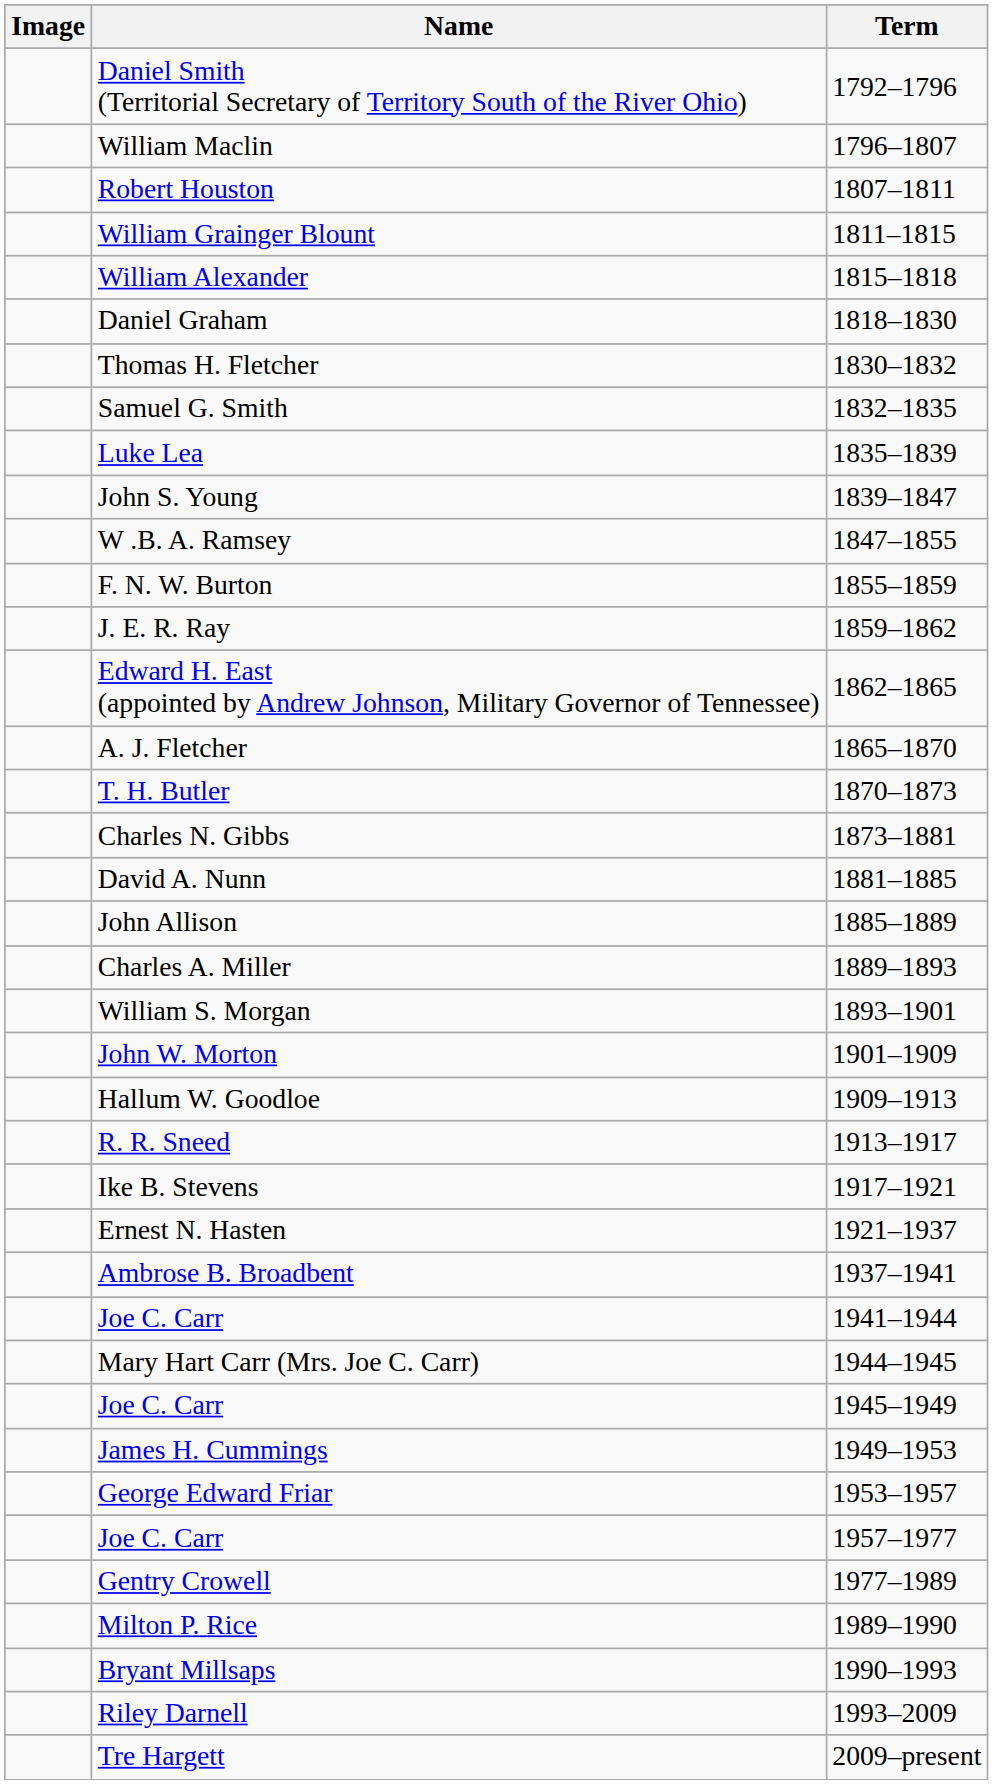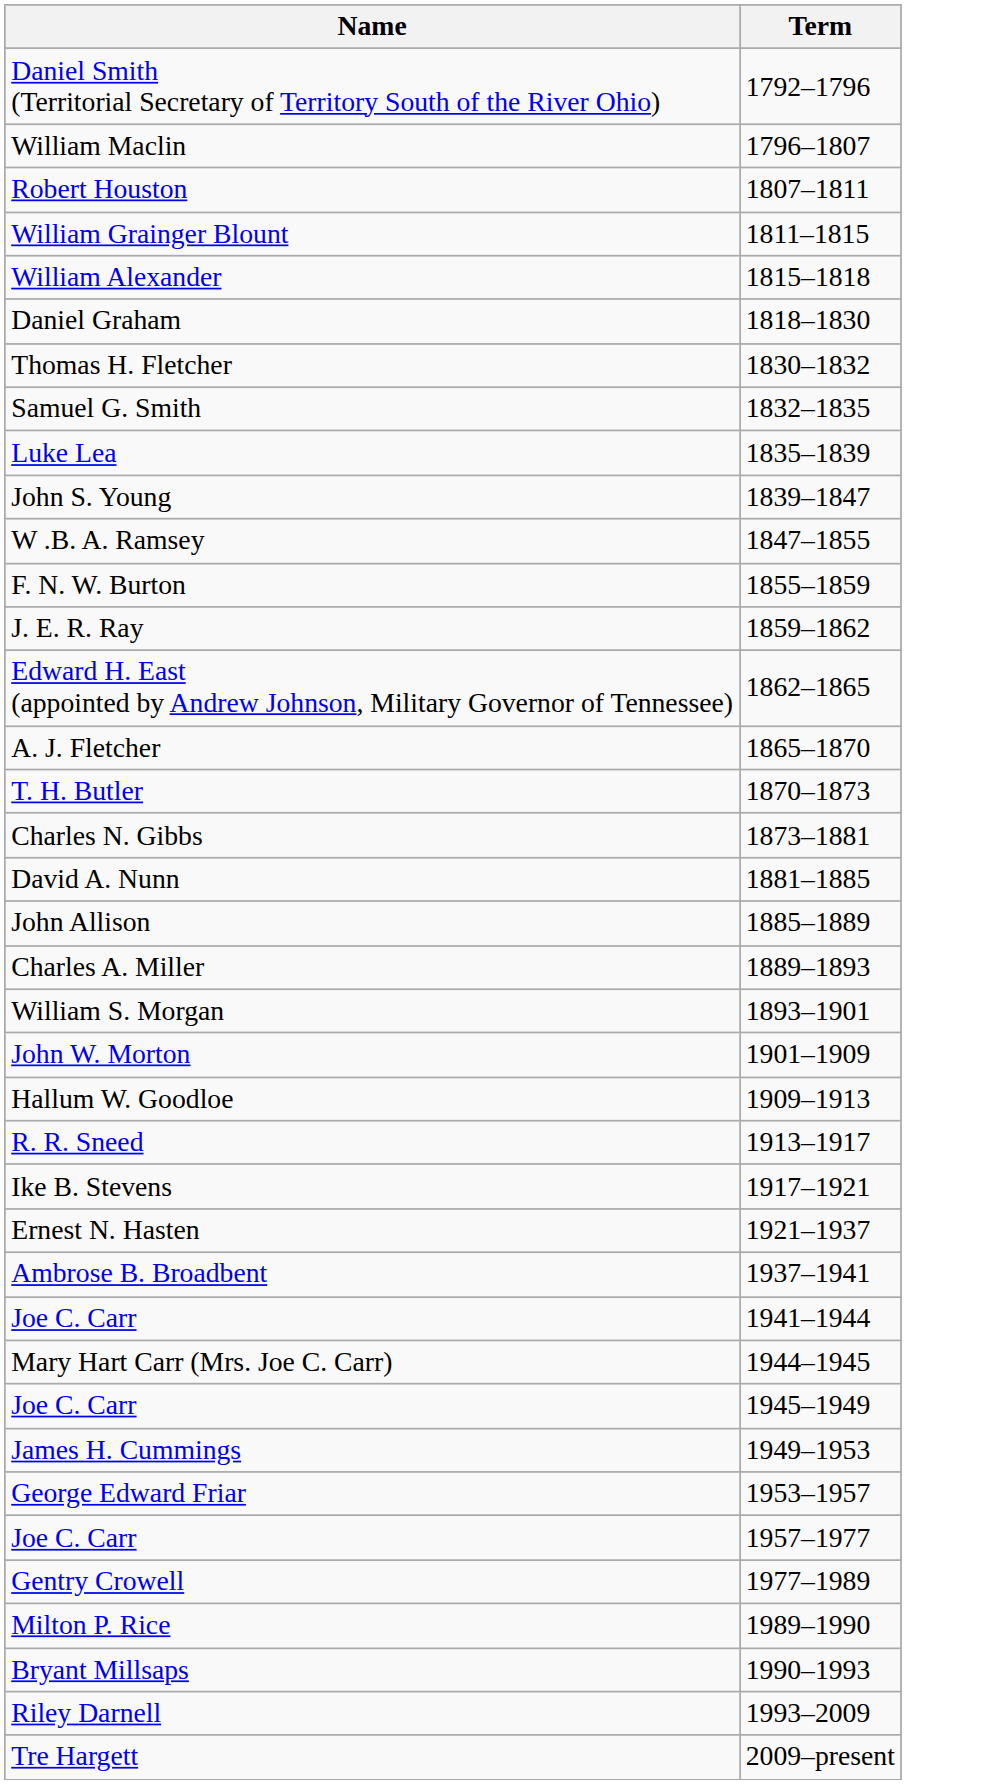- column: (48, 26)
